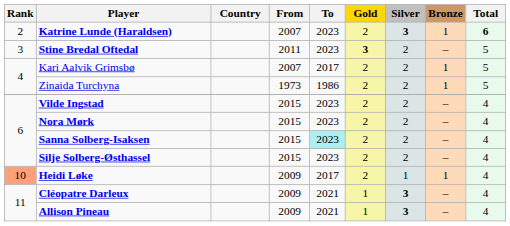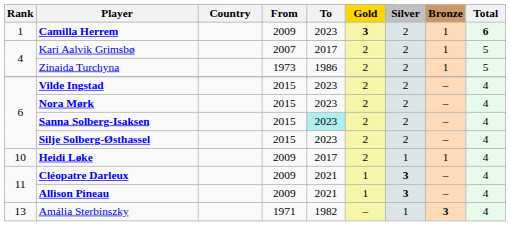+ row: (79, 31)
- row: (105, 31)
- row: (88, 49)
(20, 175) lightsalmon background -> (20, 157) no background
+ row: (84, 211)
